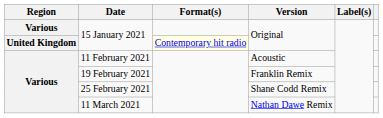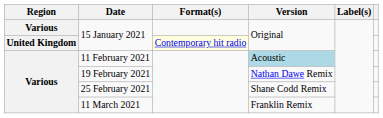(268, 58) no background -> (268, 58) lightblue background
(282, 74) Franklin Remix -> (292, 74) Nathan Dawe Remix
(292, 105) Nathan Dawe Remix -> (282, 105) Franklin Remix
